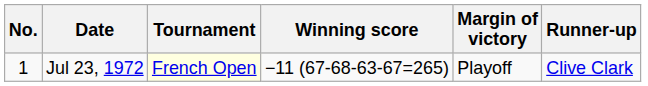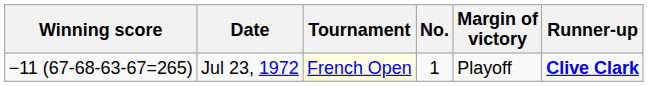columns swapped: (23, 29) <-> (357, 29)
(590, 67) normal -> (593, 67) bold
